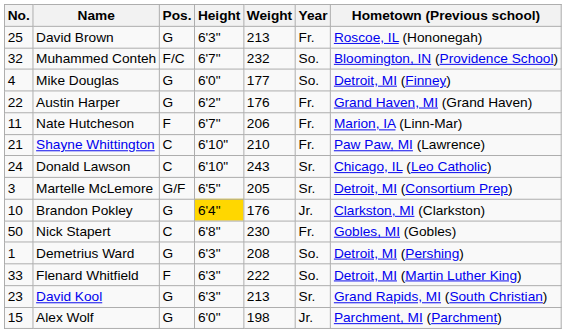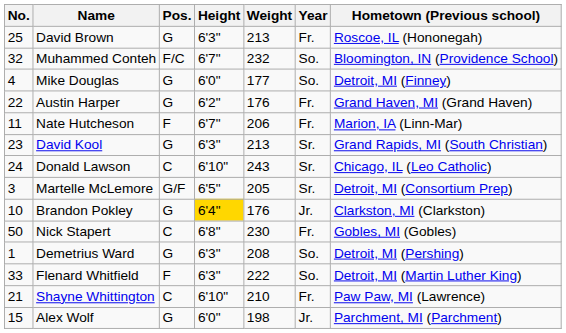rows swapped: (69, 297) <-> (95, 145)
